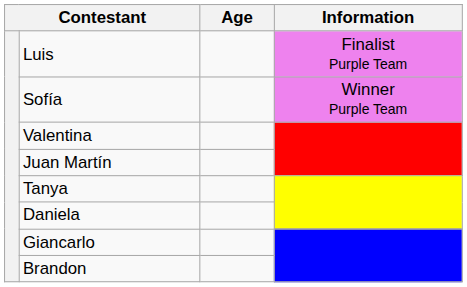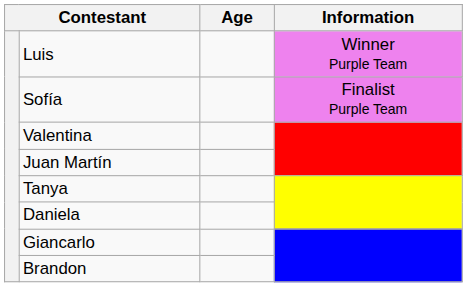(368, 53) Finalist Purple Team -> (368, 53) Winner Purple Team
(368, 99) Winner Purple Team -> (368, 99) Finalist Purple Team
